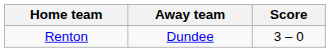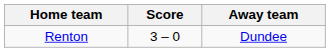columns swapped: (289, 15) <-> (190, 15)
